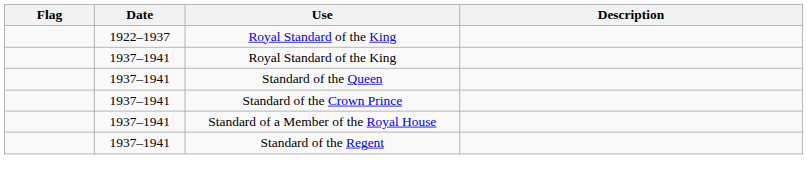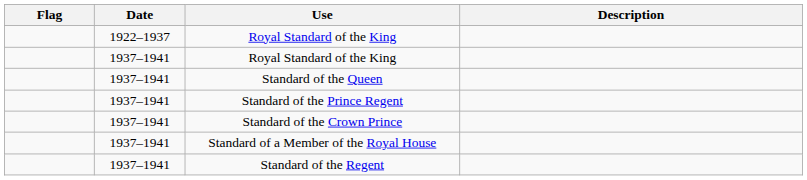+ row: (140, 100)
